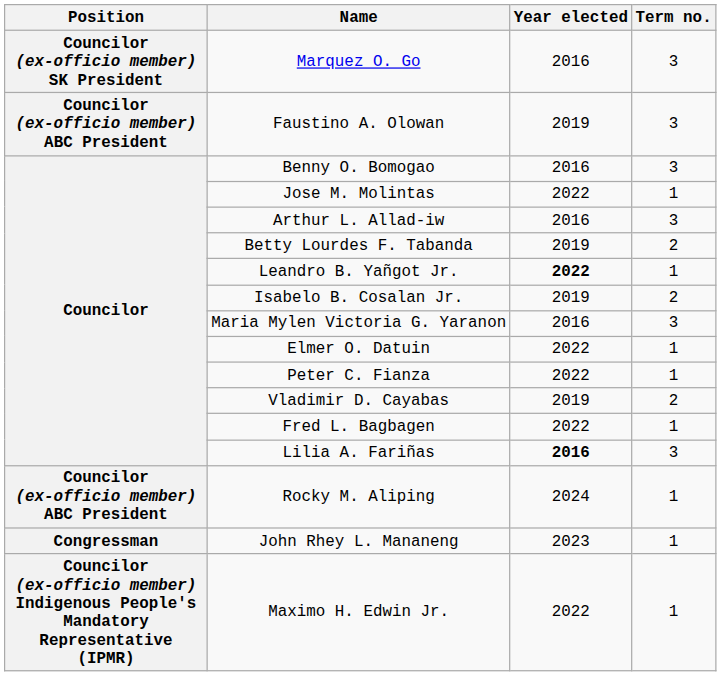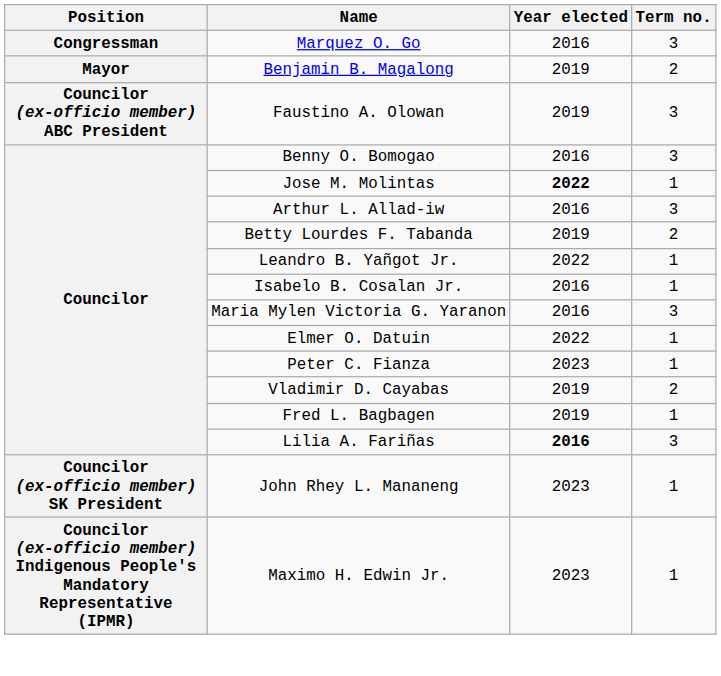(106, 62) Councilor (ex-officio member) SK President -> (106, 43) Congressman
+ row: (359, 69)
(571, 194) normal -> (571, 183) bold
(571, 272) bold -> (571, 261) normal
(571, 298) 2019 -> (571, 287) 2016
(674, 298) 2 -> (674, 287) 1
(571, 375) 2022 -> (571, 364) 2023
(571, 427) 2022 -> (571, 416) 2019
- row: (359, 497)
(106, 541) Congressman -> (106, 486) Councilor (ex-officio member) SK President
(571, 613) 2022 -> (571, 576) 2023
